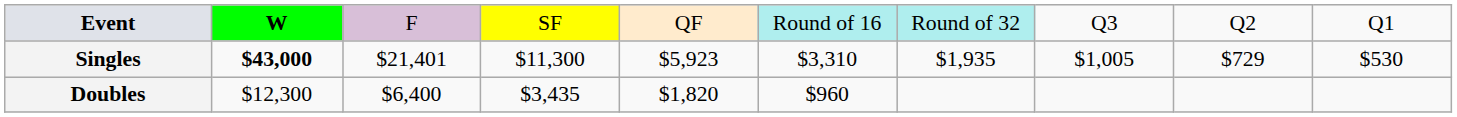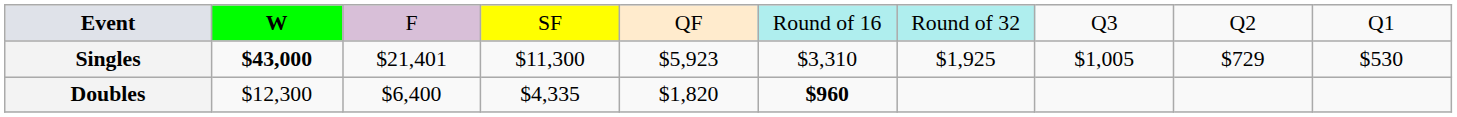(966, 58) $1,935 -> (966, 58) $1,925
(550, 94) $3,435 -> (550, 94) $4,335
(827, 94) normal -> (827, 94) bold
